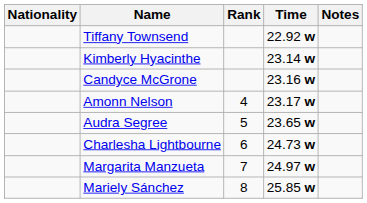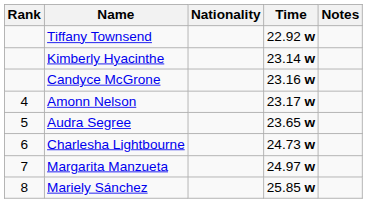columns swapped: (244, 15) <-> (42, 15)
